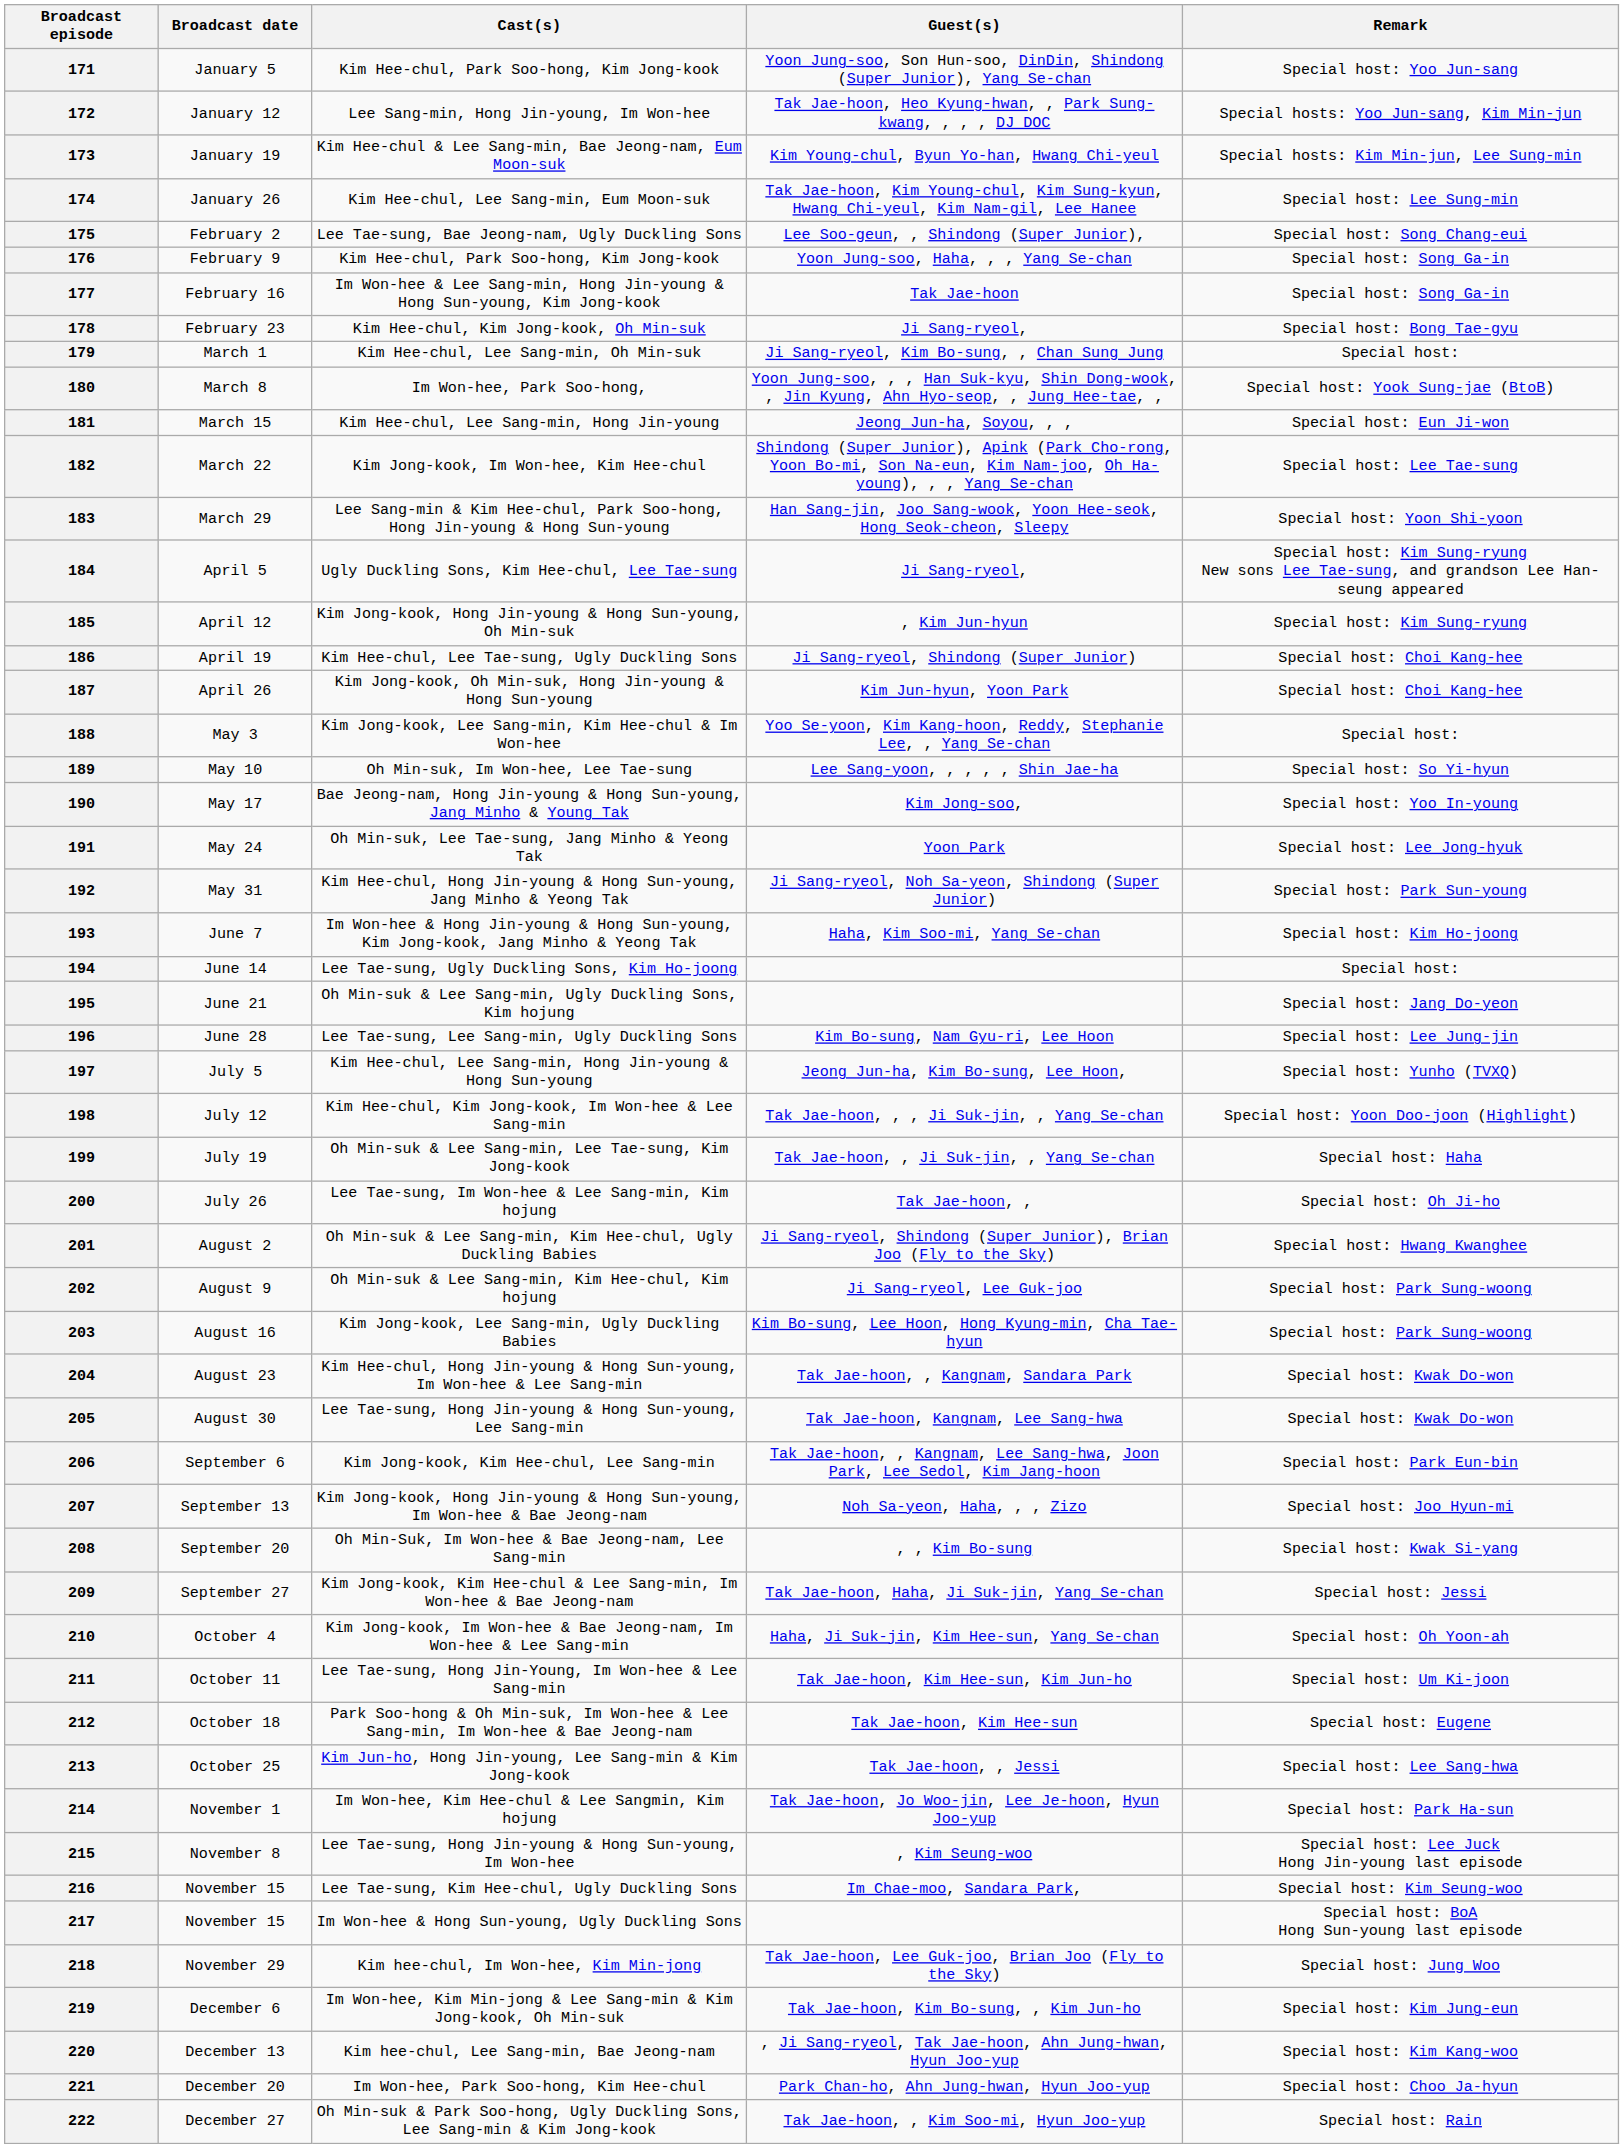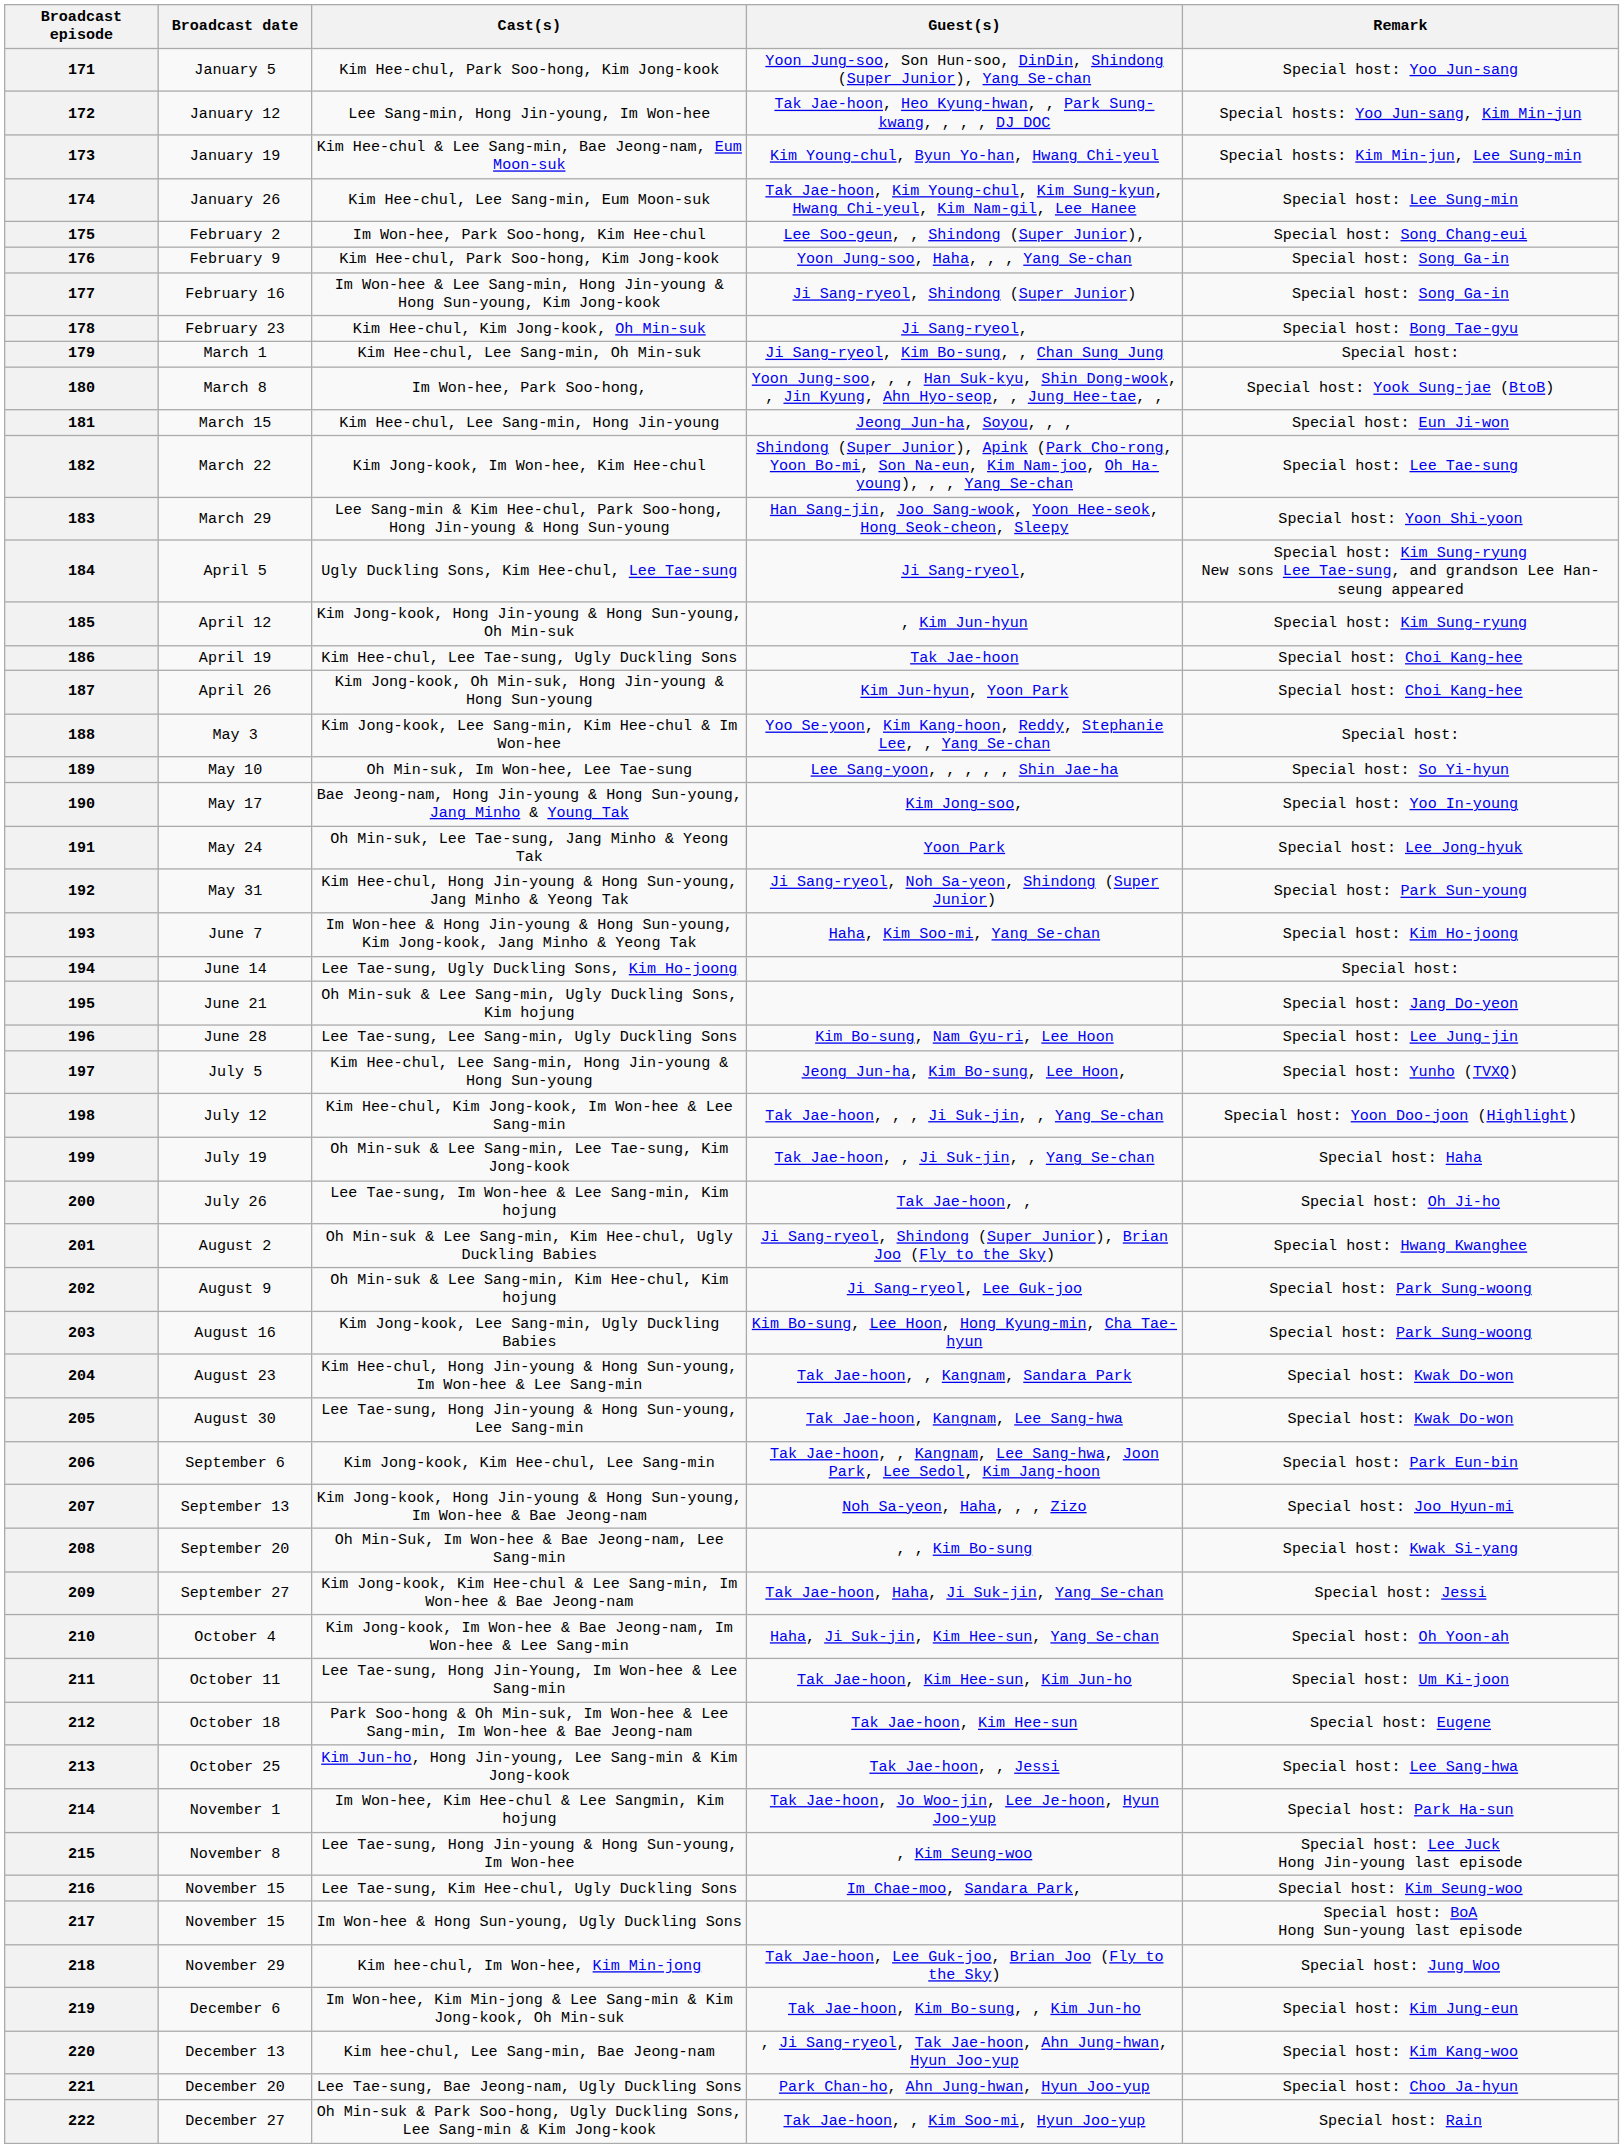(529, 234) Lee Tae-sung, Bae Jeong-nam, Ugly Duckling Sons -> (529, 234) Im Won-hee, Park Soo-hong, Kim Hee-chul
(964, 294) Tak Jae-hoon -> (964, 294) Ji Sang-ryeol, Shindong (Super Junior)
(964, 657) Ji Sang-ryeol, Shindong (Super Junior) -> (964, 657) Tak Jae-hoon
(529, 2087) Im Won-hee, Park Soo-hong, Kim Hee-chul -> (529, 2087) Lee Tae-sung, Bae Jeong-nam, Ugly Duckling Sons
